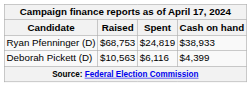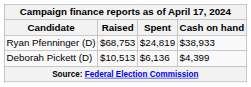(118, 58) $10,563 -> (118, 58) $10,513
(154, 58) $6,116 -> (155, 58) $6,136
